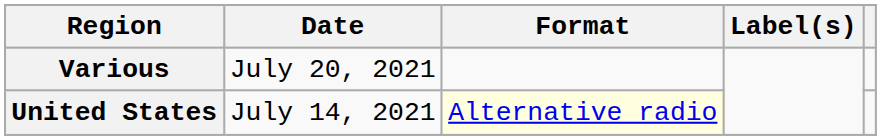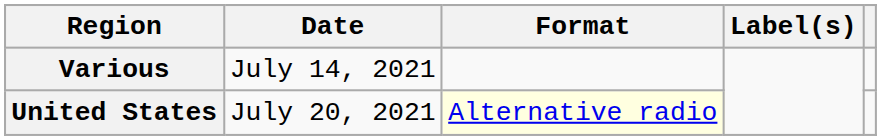(333, 70) July 20, 2021 -> (333, 70) July 14, 2021
(333, 113) July 14, 2021 -> (333, 113) July 20, 2021
